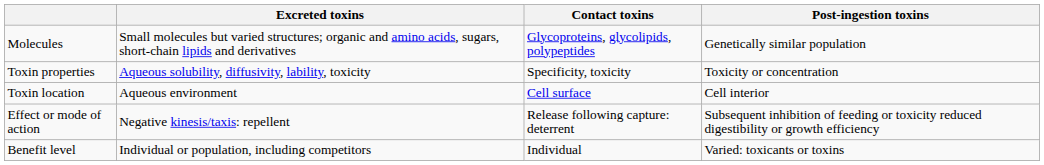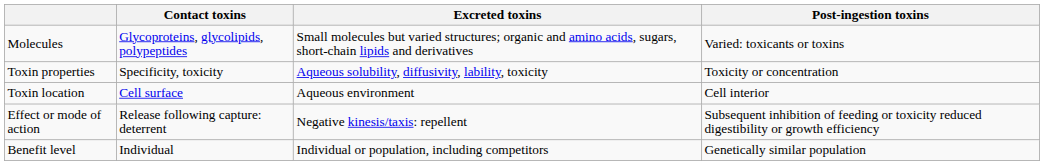columns swapped: (320, 15) <-> (613, 15)
(785, 43) Genetically similar population -> (774, 43) Varied: toxicants or toxins
(774, 150) Varied: toxicants or toxins -> (785, 150) Genetically similar population
